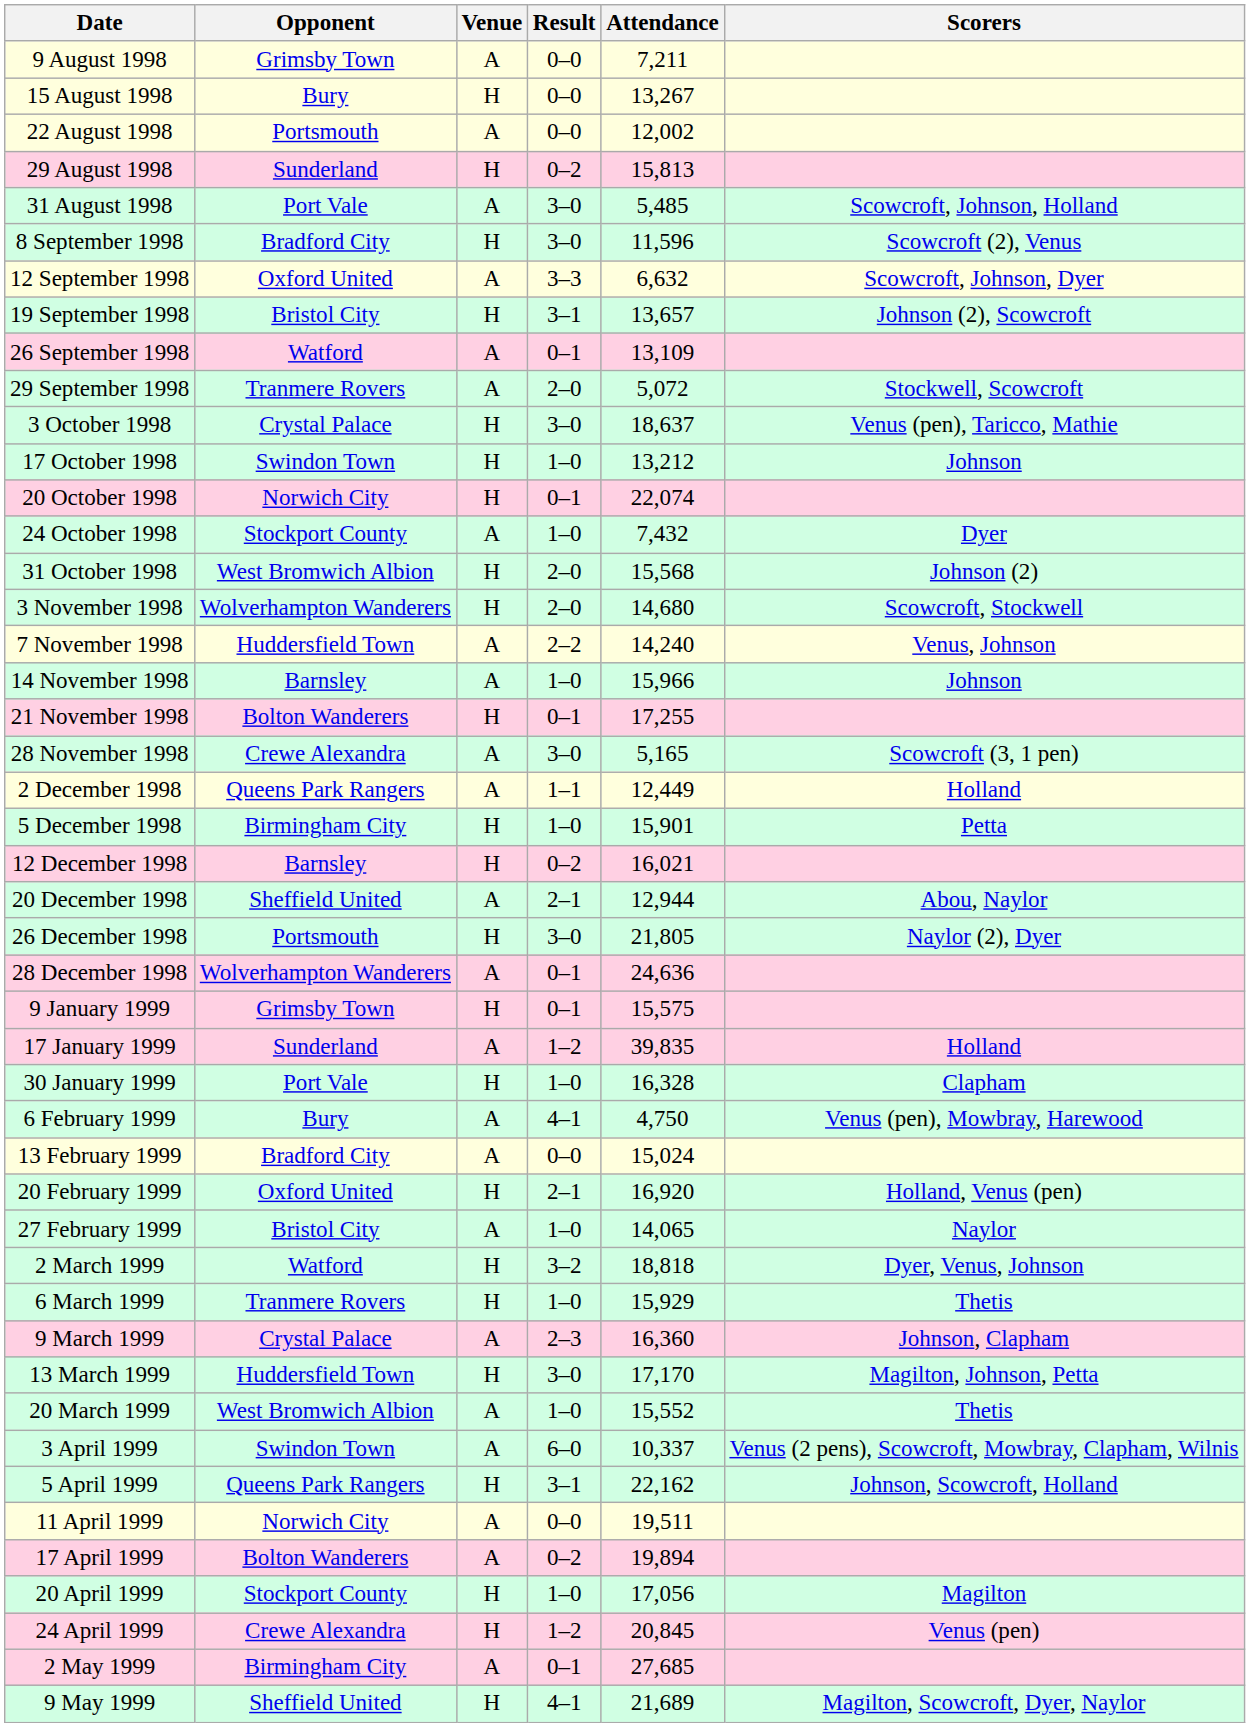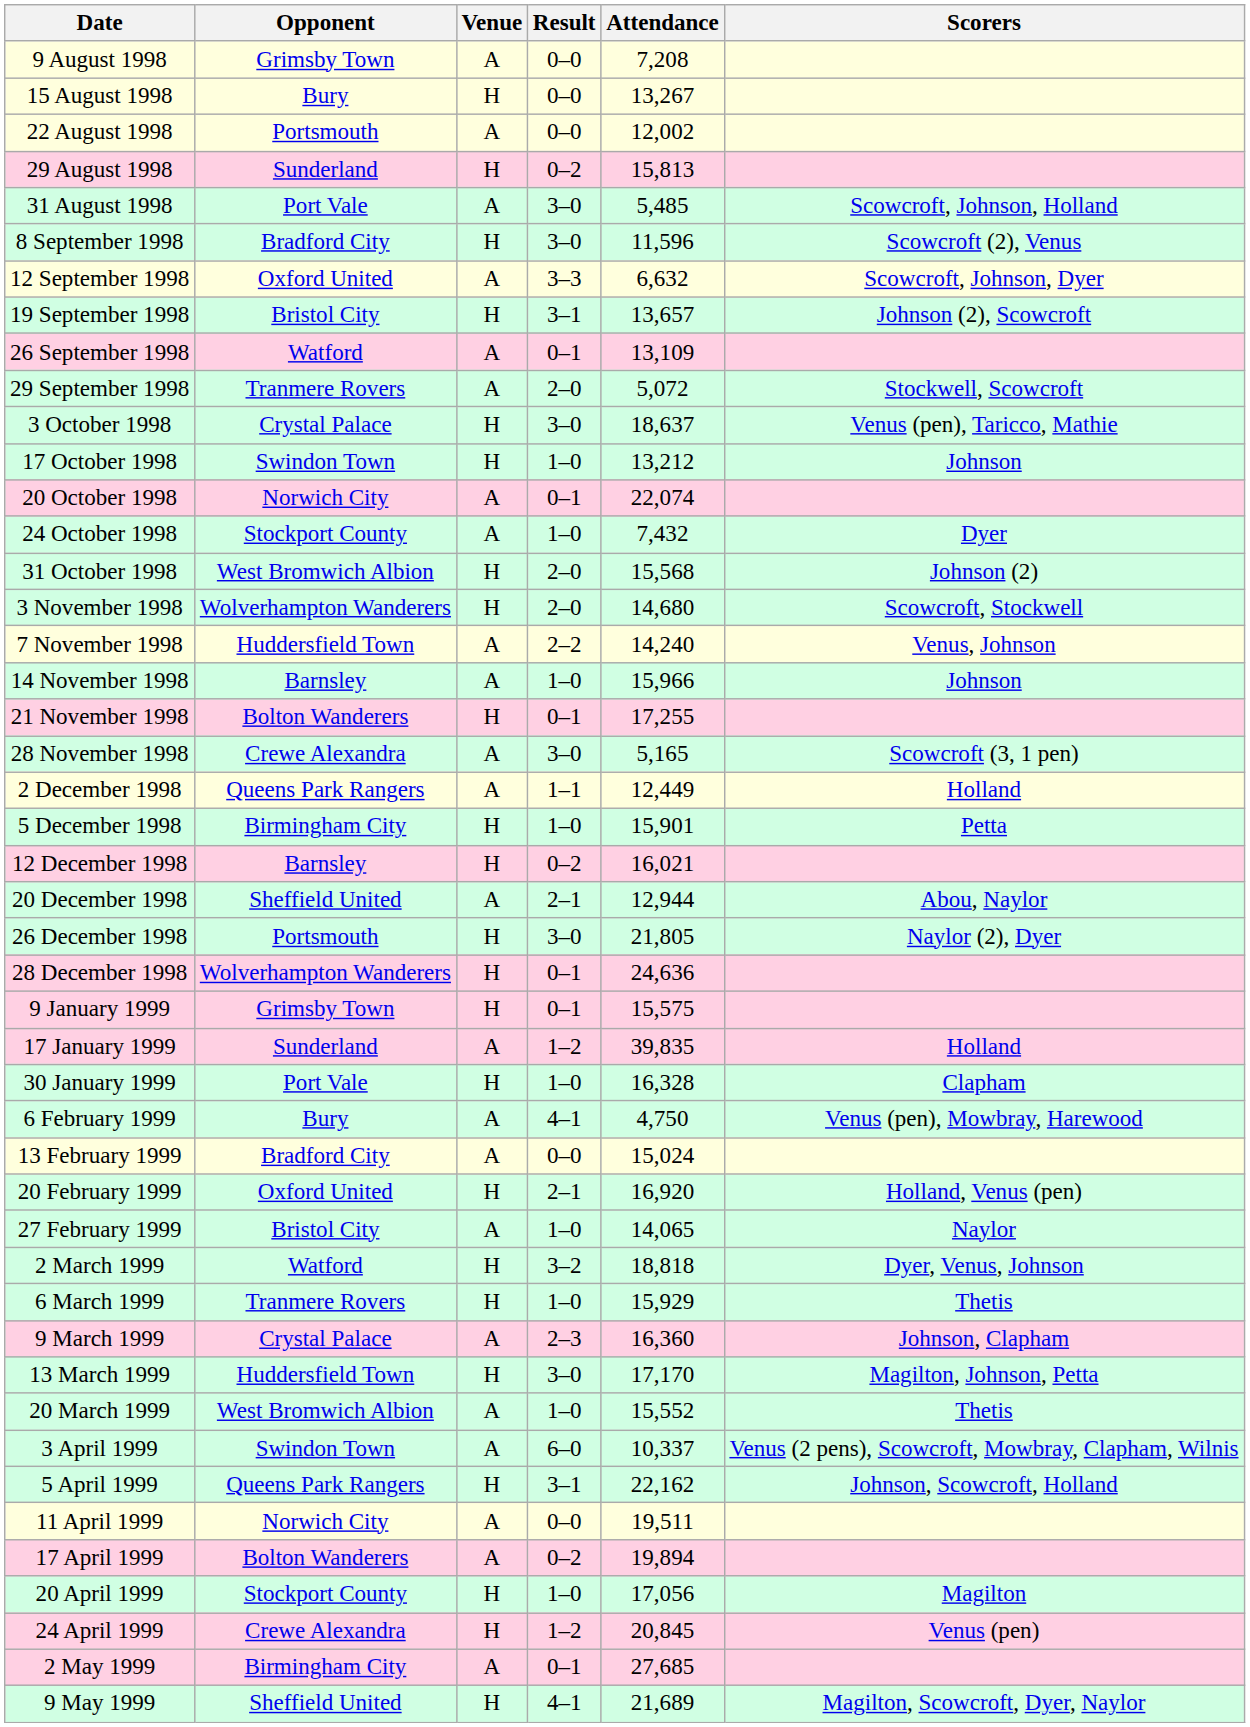(662, 59) 7,211 -> (662, 59) 7,208
(492, 497) H -> (492, 497) A
(492, 972) A -> (492, 972) H
